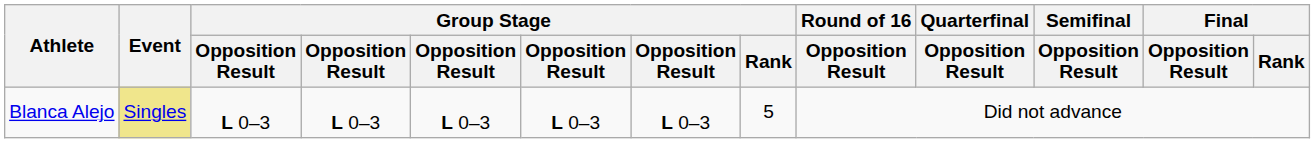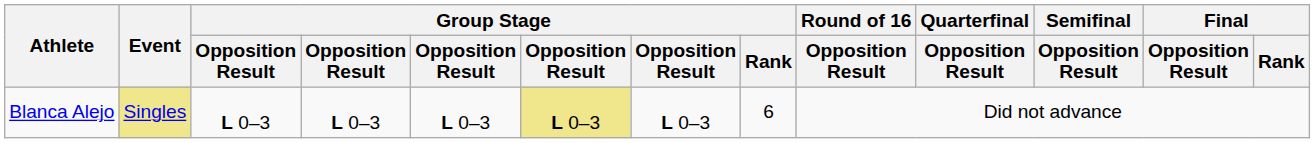(576, 123) no background -> (576, 123) khaki background
(769, 113) 5 -> (769, 113) 6
